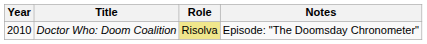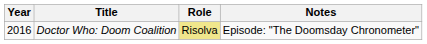(19, 30) 2010 -> (19, 30) 2016
